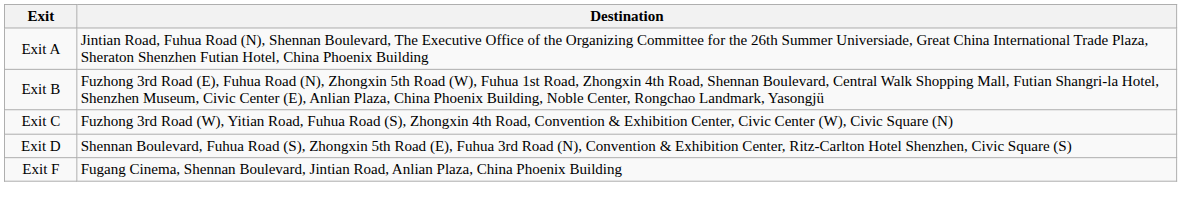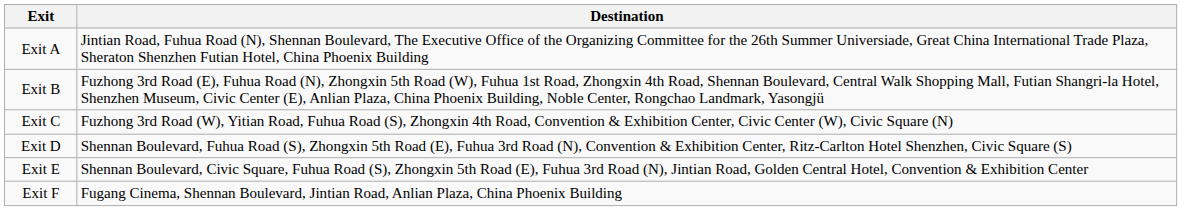+ row: (41, 169)
